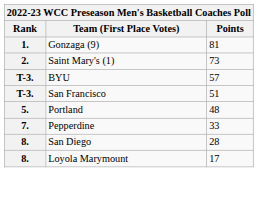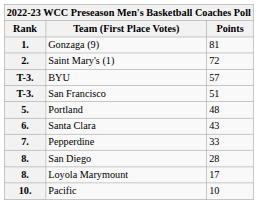(214, 61) 73 -> (214, 61) 72
+ row: (72, 126)
+ row: (62, 191)
